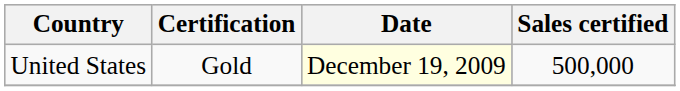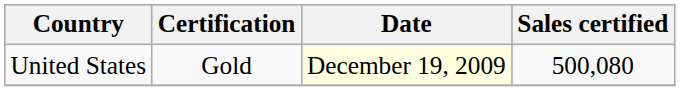(593, 64) 500,000 -> (593, 64) 500,080
